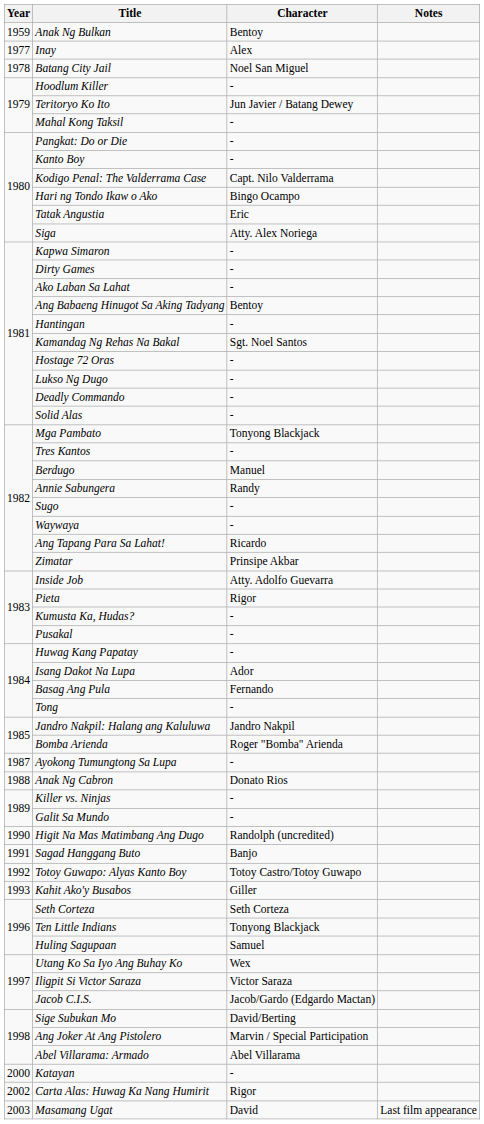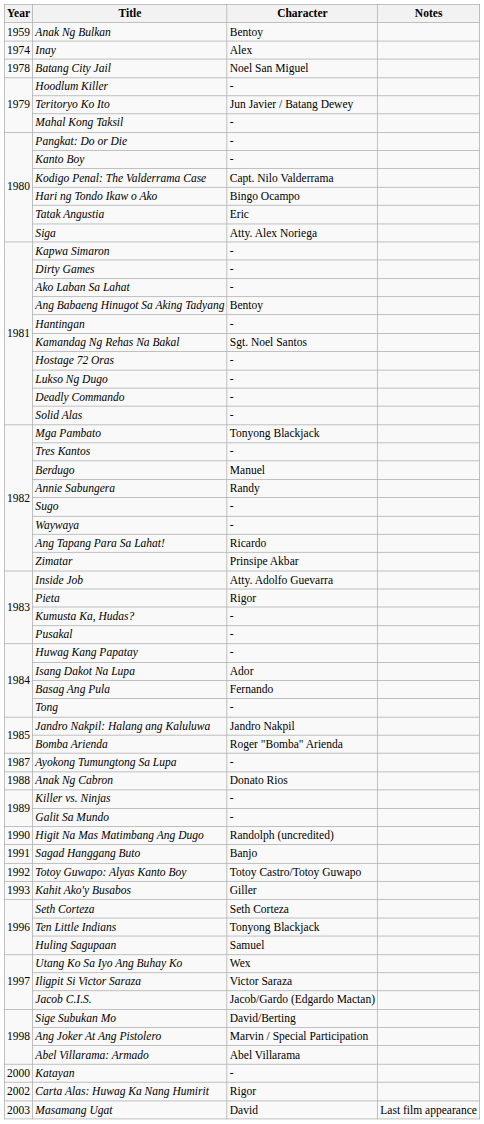(19, 50) 1977 -> (19, 50) 1974
